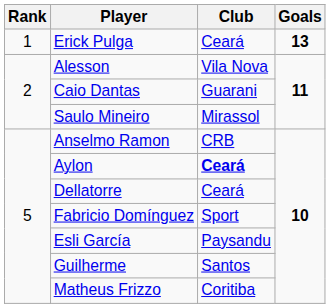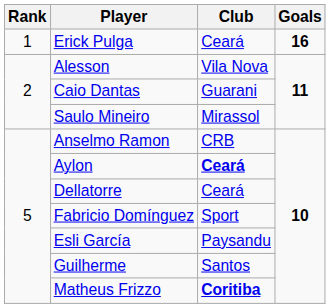(300, 41) 13 -> (300, 41) 16
(228, 290) normal -> (231, 290) bold
